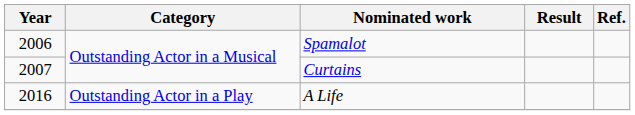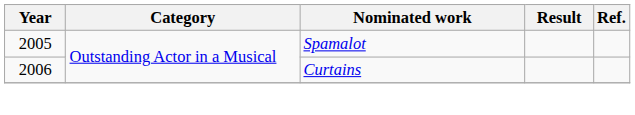(35, 43) 2006 -> (35, 43) 2005
(35, 69) 2007 -> (35, 69) 2006
- row: (323, 95)
